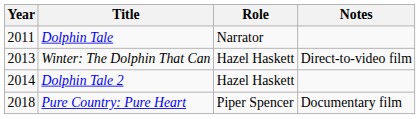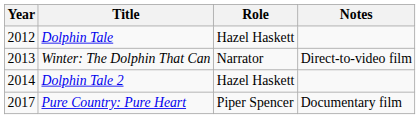(21, 37) 2011 -> (21, 37) 2012
(240, 37) Narrator -> (256, 37) Hazel Haskett
(256, 59) Hazel Haskett -> (240, 59) Narrator
(21, 102) 2018 -> (21, 102) 2017
